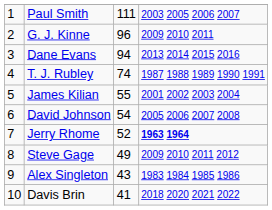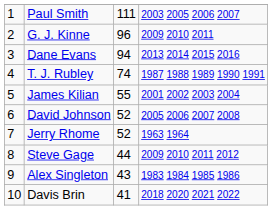(124, 114) 54 -> (124, 114) 52
(165, 135) bold -> (165, 135) normal
(124, 154) 49 -> (124, 154) 44
